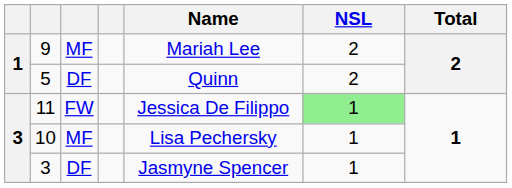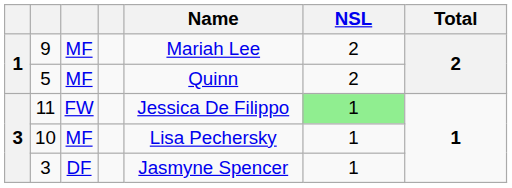(79, 78) DF -> (79, 78) MF
